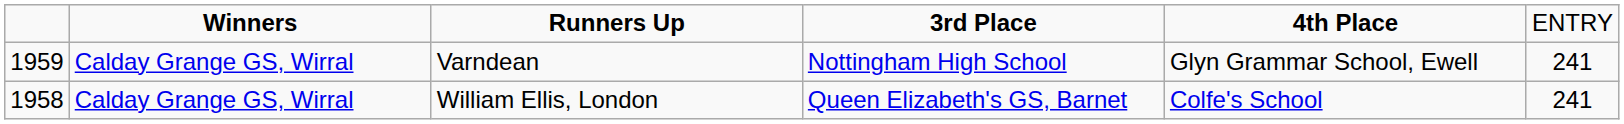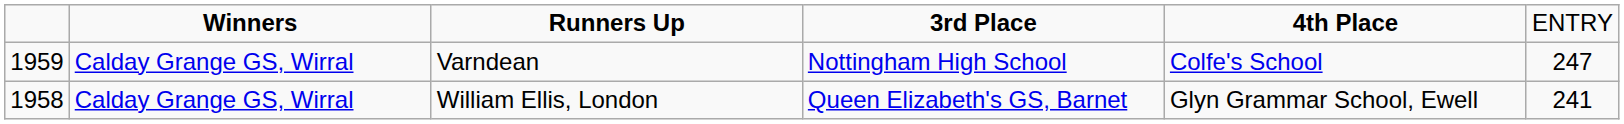(1324, 61) Glyn Grammar School, Ewell -> (1246, 61) Colfe's School
(1572, 61) 241 -> (1572, 61) 247
(1246, 99) Colfe's School -> (1324, 99) Glyn Grammar School, Ewell
